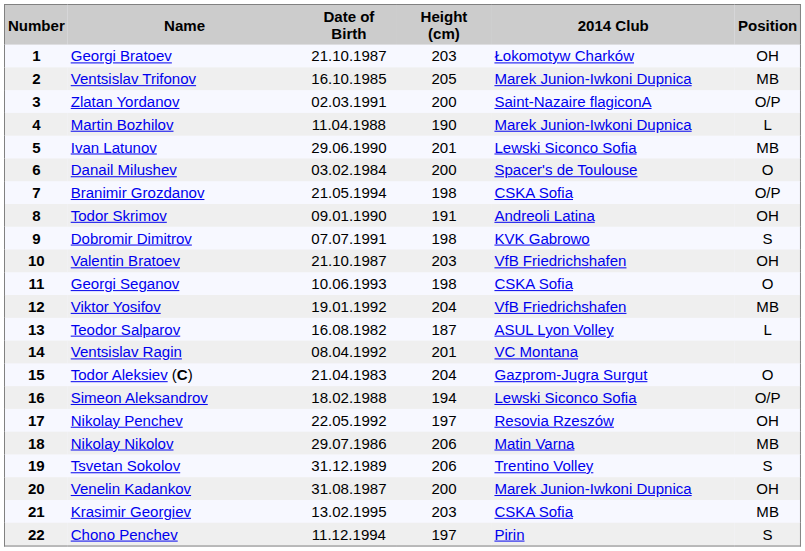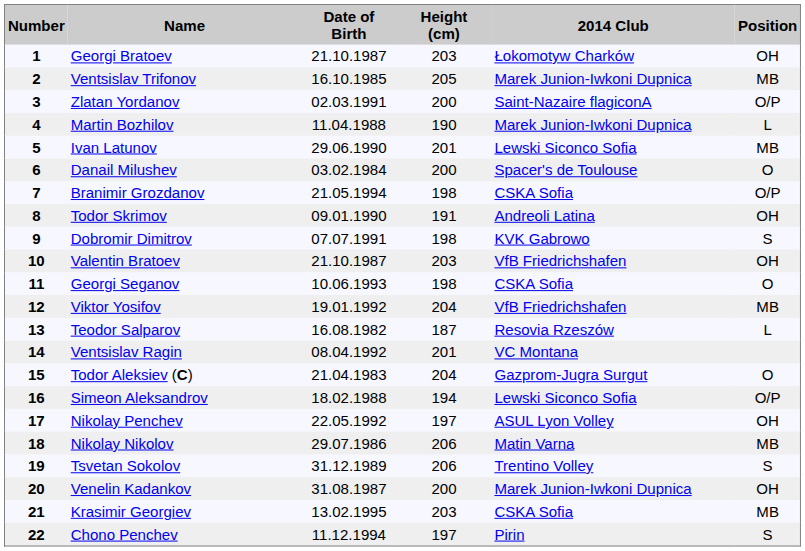(554, 329) ASUL Lyon Volley -> (554, 329) Resovia Rzeszów
(554, 420) Resovia Rzeszów -> (554, 420) ASUL Lyon Volley
